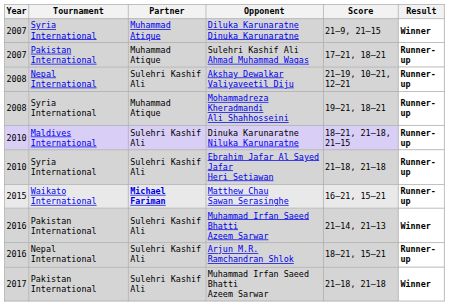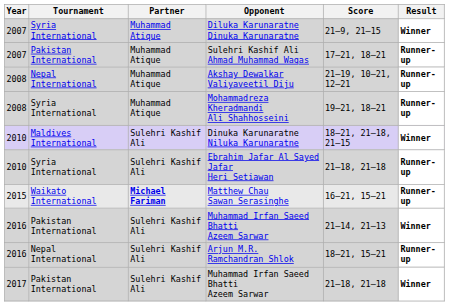(166, 79) Sulehri Kashif Ali -> (150, 79) Muhammad Atique
(418, 137) Runner-up -> (416, 137) Winner
